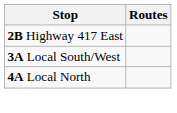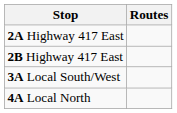+ row: (66, 35)
